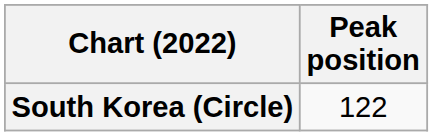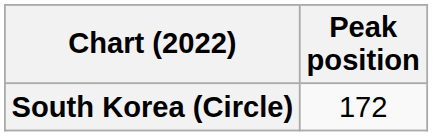(363, 106) 122 -> (363, 106) 172
